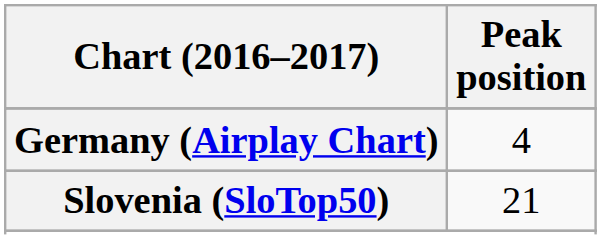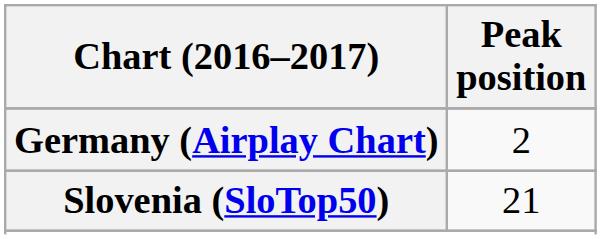(521, 139) 4 -> (521, 139) 2
